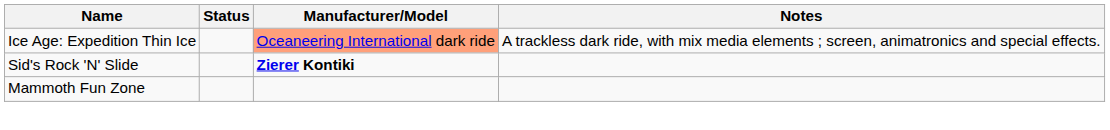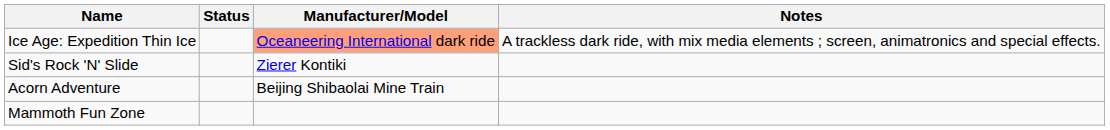(306, 64) bold -> (301, 64) normal
+ row: (64, 88)
